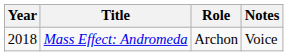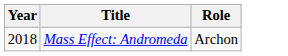- column: (262, 16)
